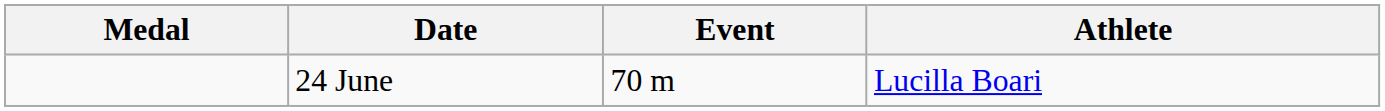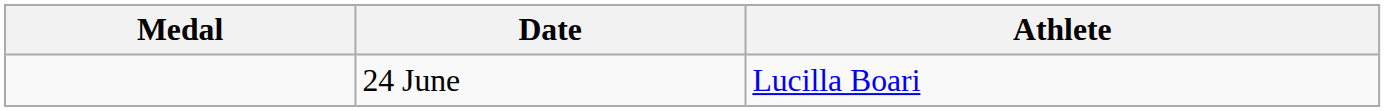- column: (735, 29)
